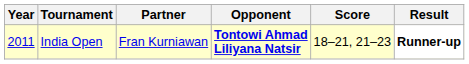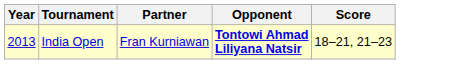- column: (429, 15)
(21, 42) 2011 -> (21, 42) 2013
